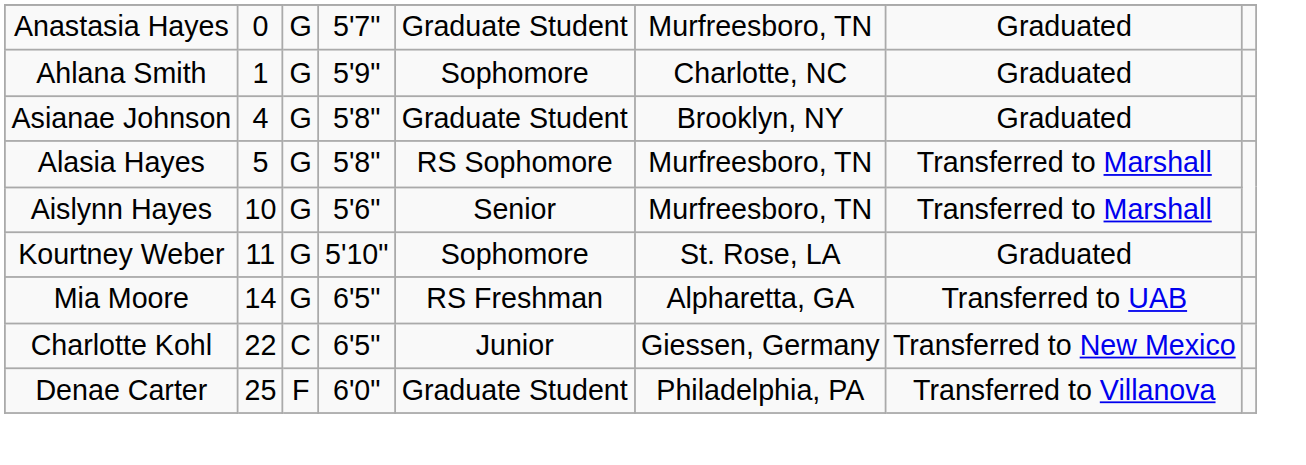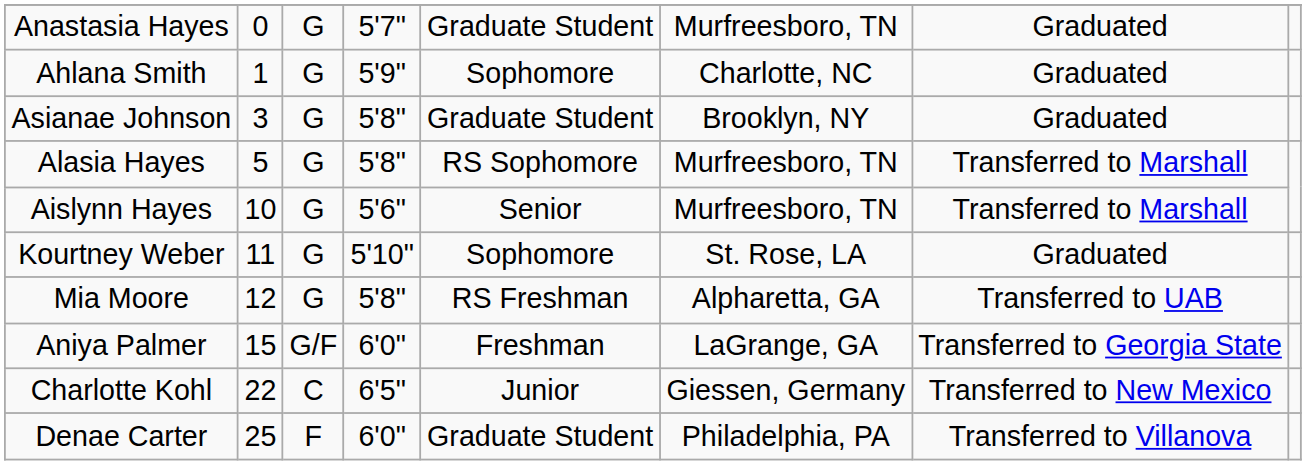(260, 118) 4 -> (260, 118) 3
(260, 299) 14 -> (260, 299) 12
(357, 299) 6'5" -> (382, 299) 5'8"
+ row: (121, 345)
